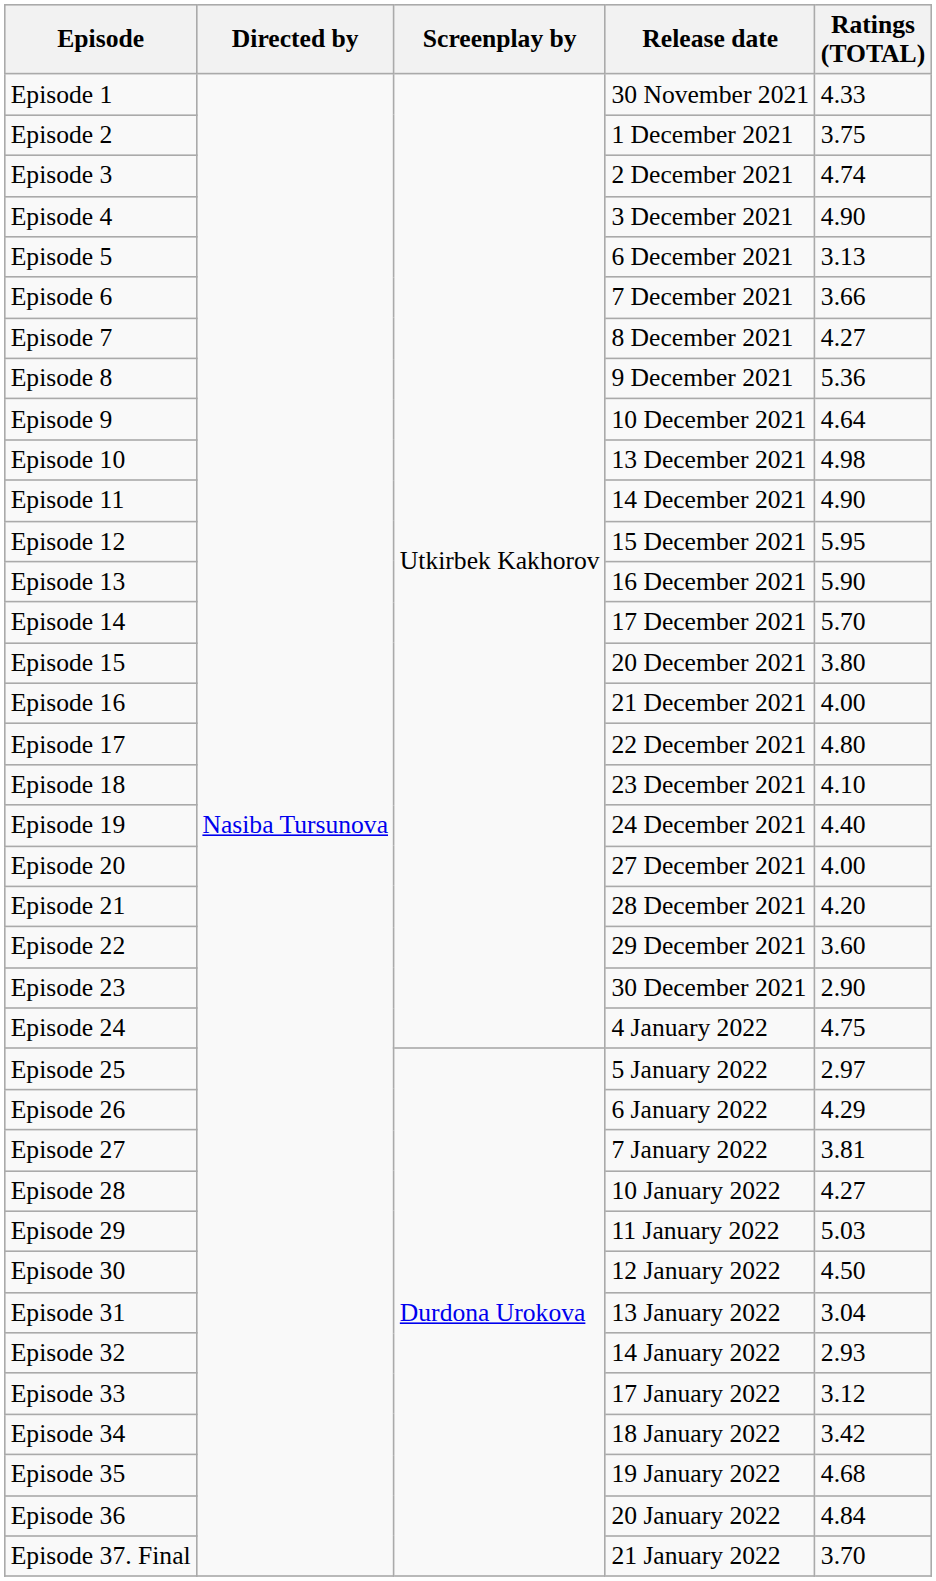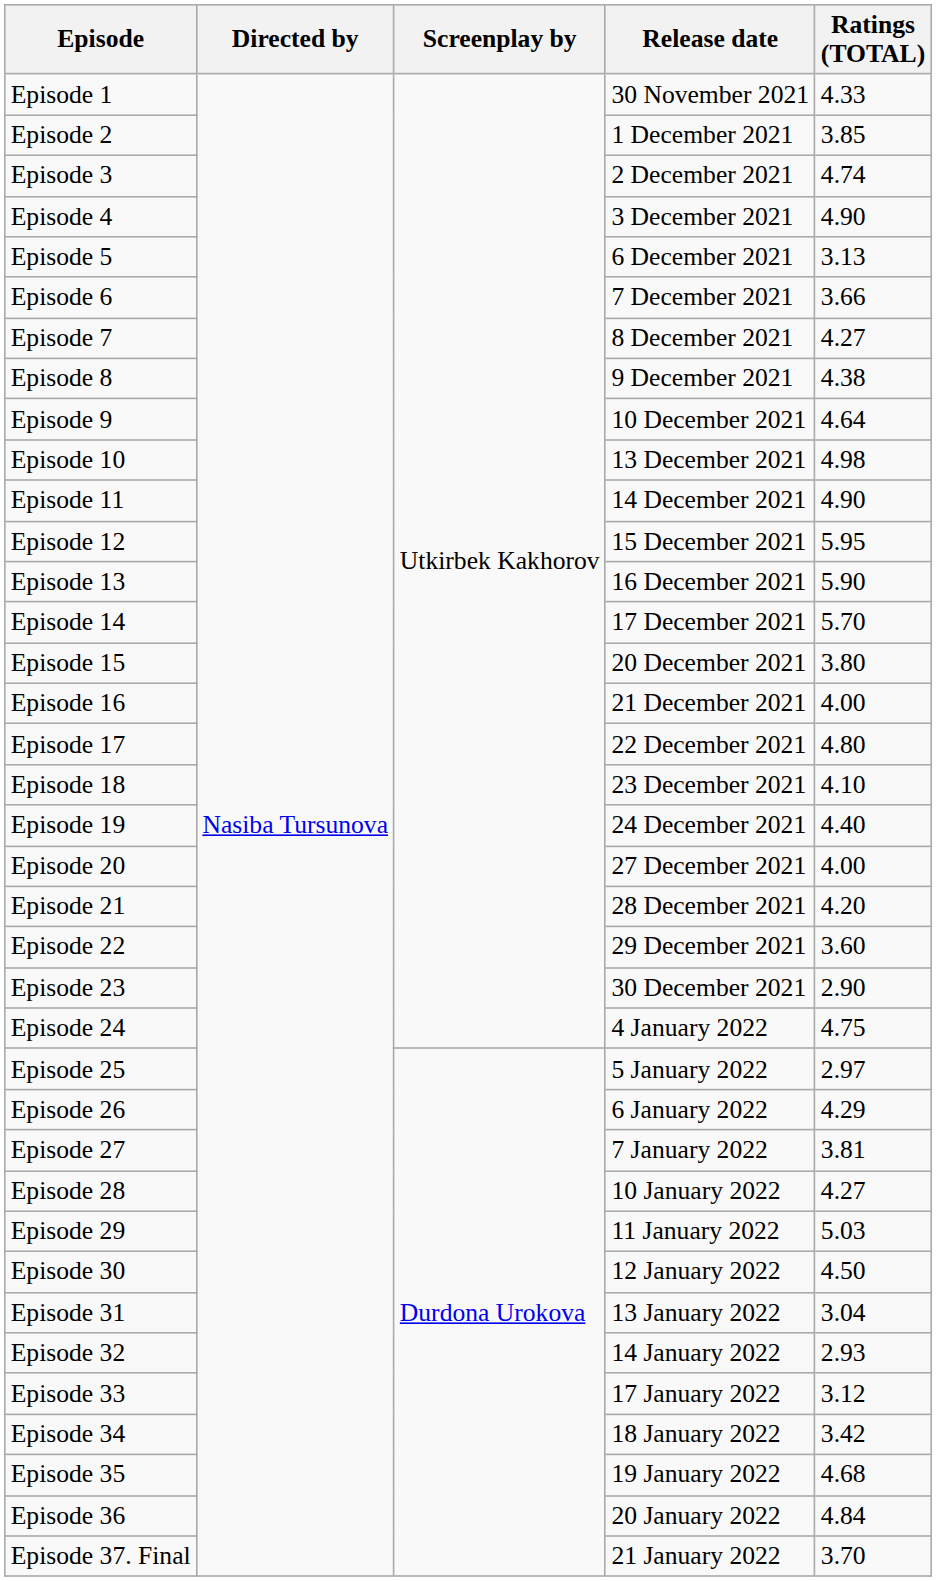(843, 134) 3.75 -> (843, 134) 3.85
(843, 378) 5.36 -> (843, 378) 4.38
